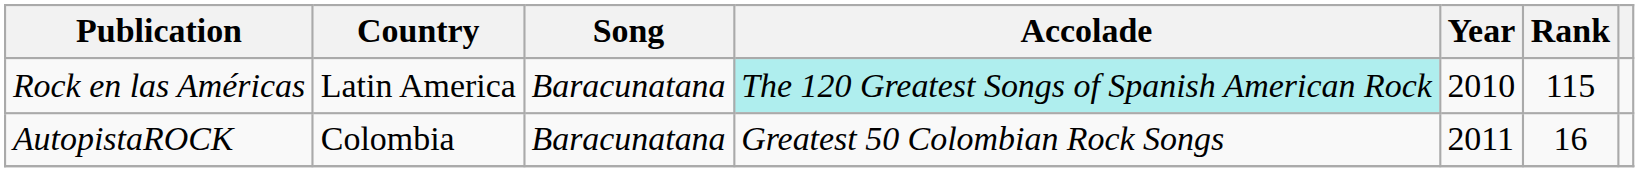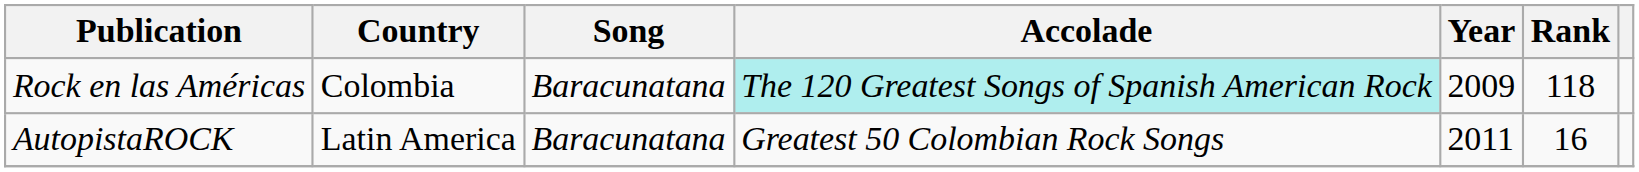(418, 85) Latin America -> (388, 85) Colombia
(1481, 85) 2010 -> (1481, 85) 2009
(1570, 85) 115 -> (1570, 85) 118
(388, 138) Colombia -> (418, 138) Latin America
